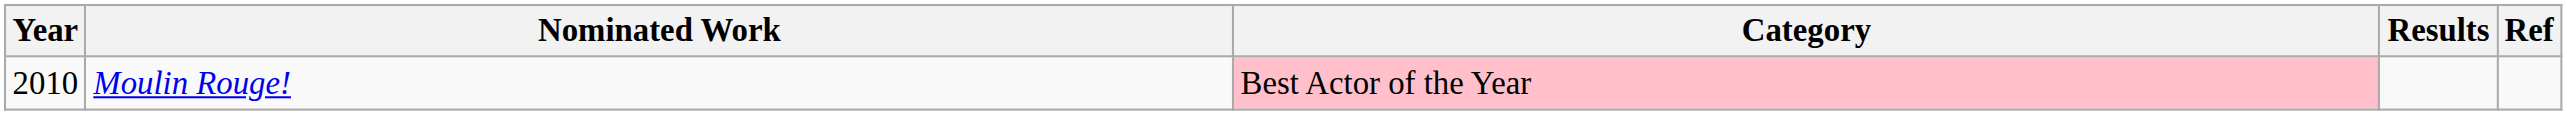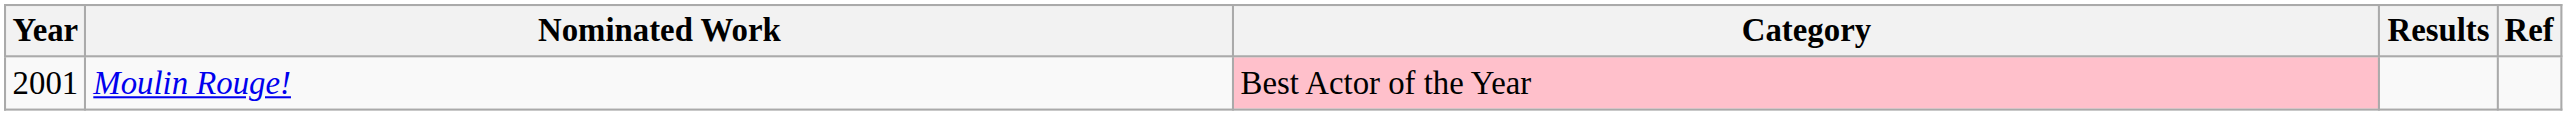(45, 82) 2010 -> (45, 82) 2001
